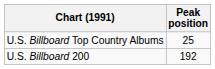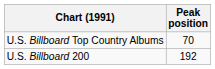(188, 40) 25 -> (188, 40) 70
